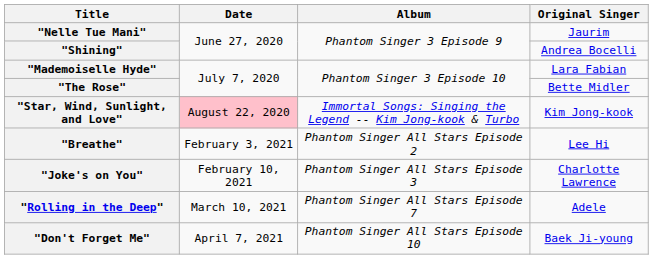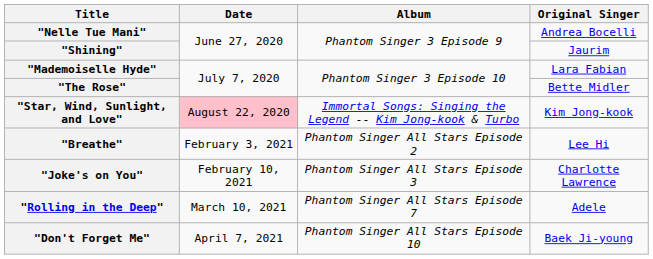(589, 32) Jaurim -> (589, 32) Andrea Bocelli
(589, 51) Andrea Bocelli -> (589, 51) Jaurim
